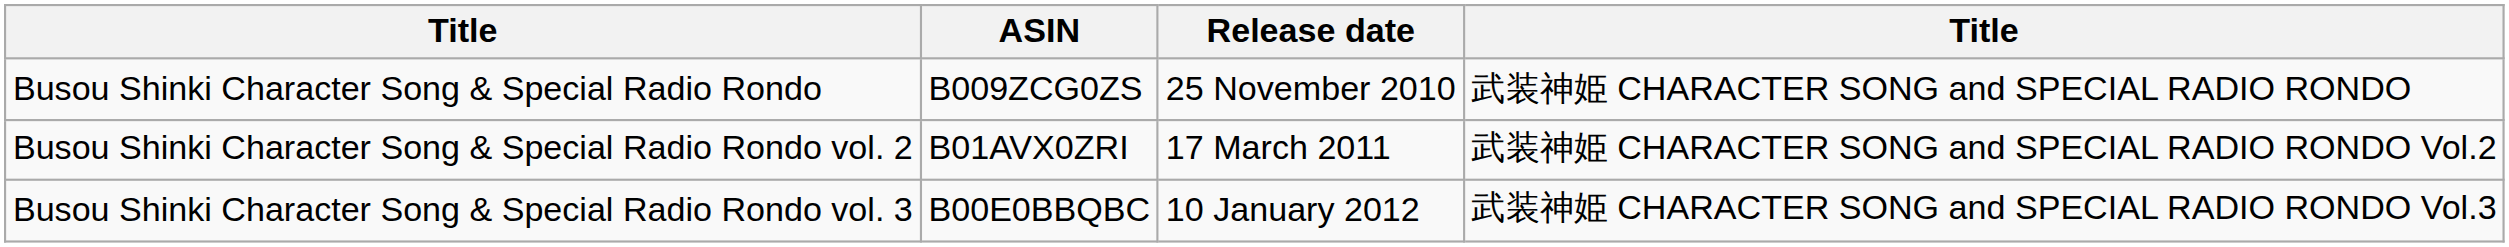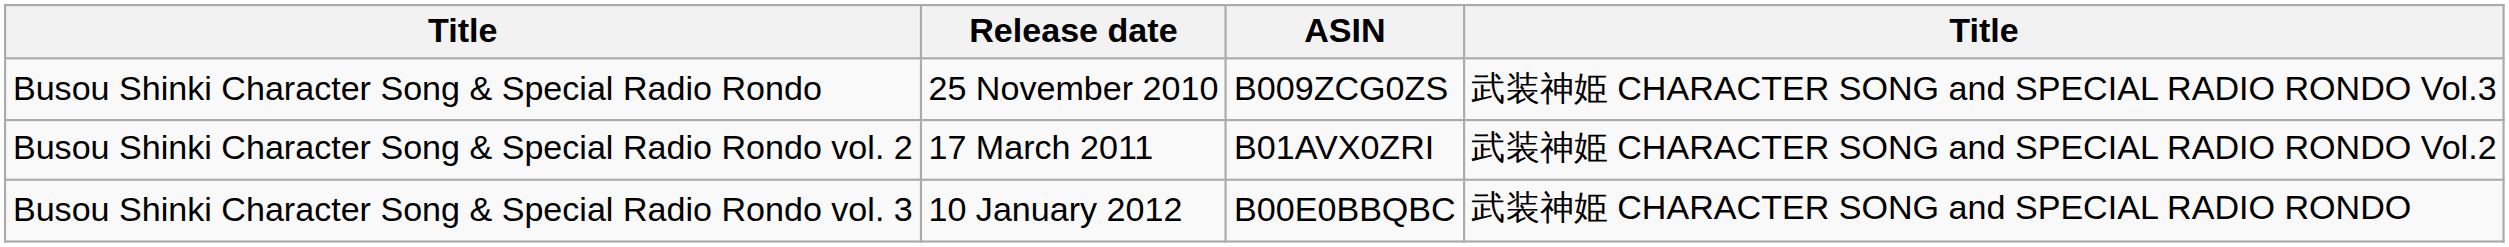columns swapped: (1311, 31) <-> (1039, 31)
(1941, 87) 武装神姫 CHARACTER SONG and SPECIAL RADIO RONDO -> (1984, 87) 武装神姫 CHARACTER SONG and SPECIAL RADIO RONDO Vol.3
(1984, 208) 武装神姫 CHARACTER SONG and SPECIAL RADIO RONDO Vol.3 -> (1941, 208) 武装神姫 CHARACTER SONG and SPECIAL RADIO RONDO
